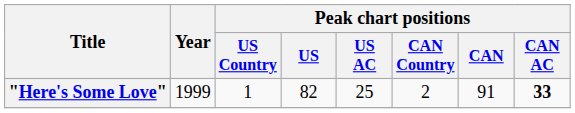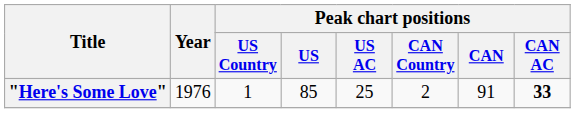(193, 92) 1999 -> (193, 92) 1976
(309, 92) 82 -> (309, 92) 85
